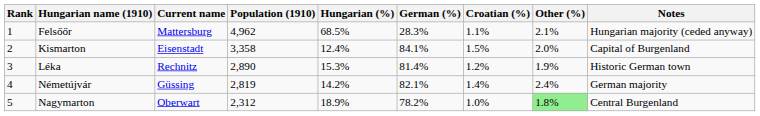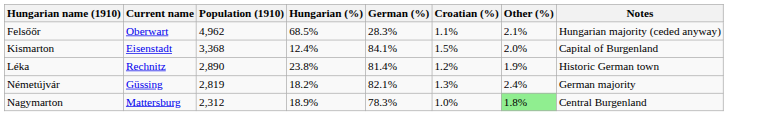- column: (20, 13)
(185, 31) Mattersburg -> (147, 31) Oberwart
(243, 48) 3,358 -> (212, 48) 3,368
(335, 66) 15.3% -> (304, 66) 23.8%
(335, 84) 14.2% -> (304, 84) 18.2%
(477, 84) 1.4% -> (446, 84) 1.3%
(178, 102) Oberwart -> (153, 102) Mattersburg
(414, 102) 78.2% -> (383, 102) 78.3%
